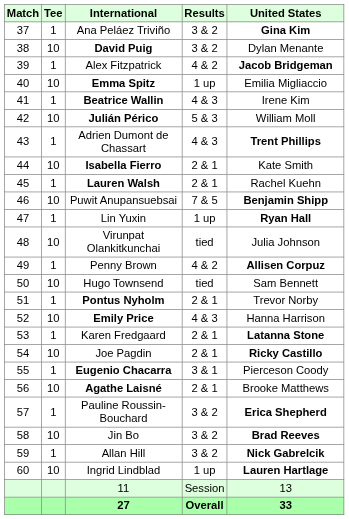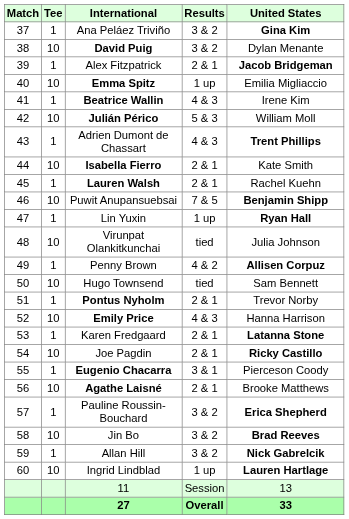(205, 65) 4 & 2 -> (205, 65) 2 & 1
